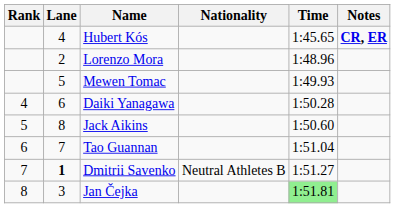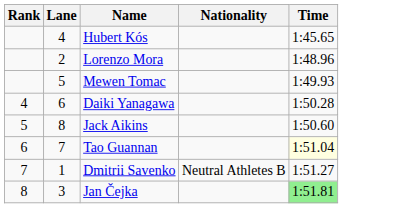- column: (364, 15)
(313, 147) no background -> (313, 147) lightyellow background
(62, 170) bold -> (62, 170) normal
